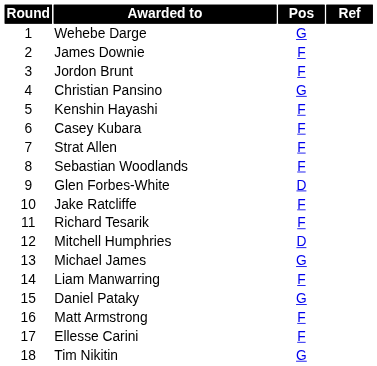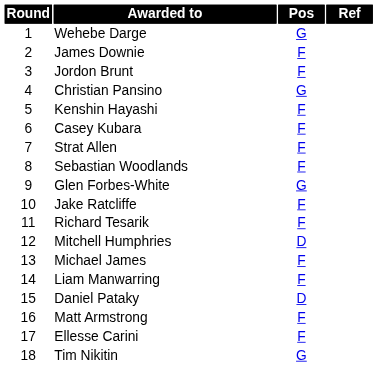(301, 185) D -> (301, 185) G
(301, 261) G -> (301, 261) F
(301, 298) G -> (301, 298) D
